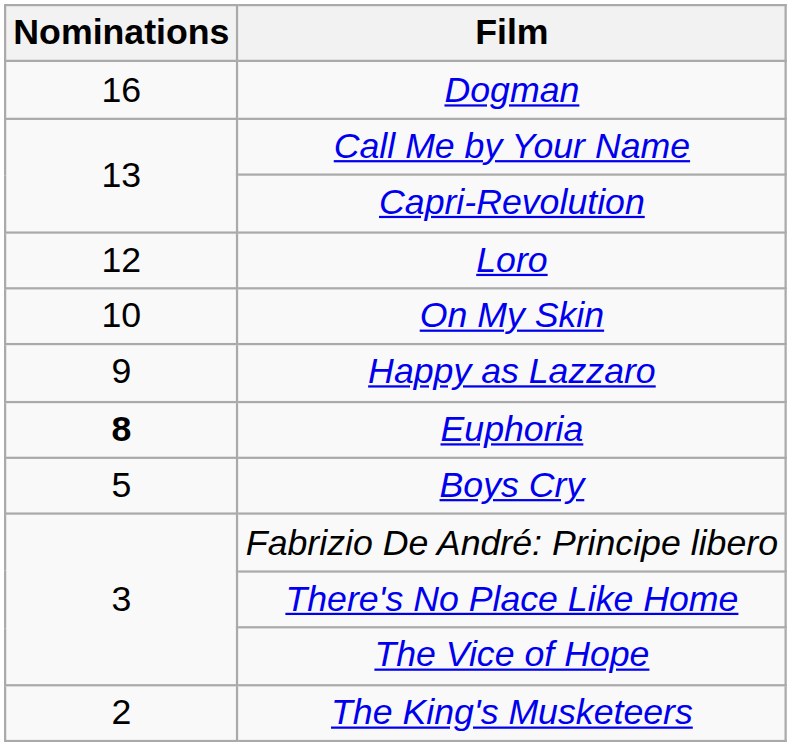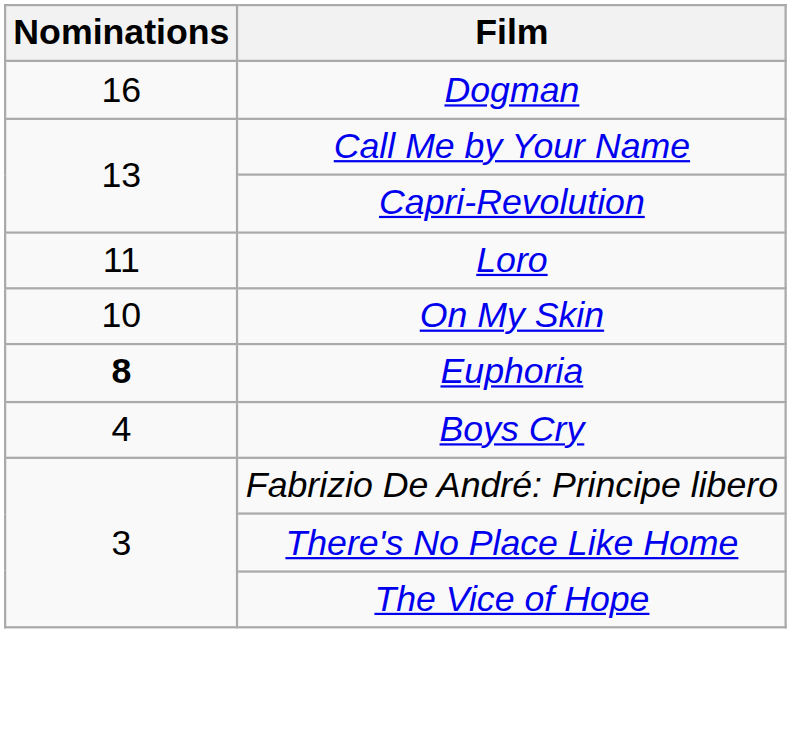(121, 259) 12 -> (121, 259) 11
- row: (512, 372)
(121, 485) 5 -> (121, 428) 4
- row: (512, 711)
